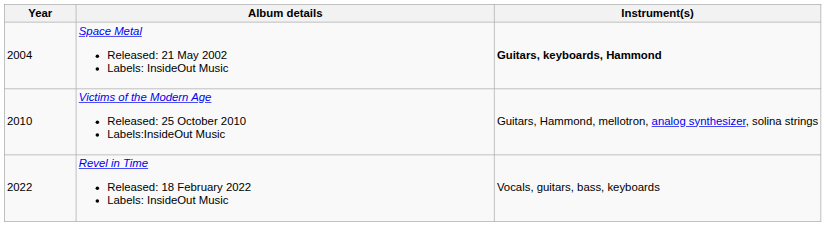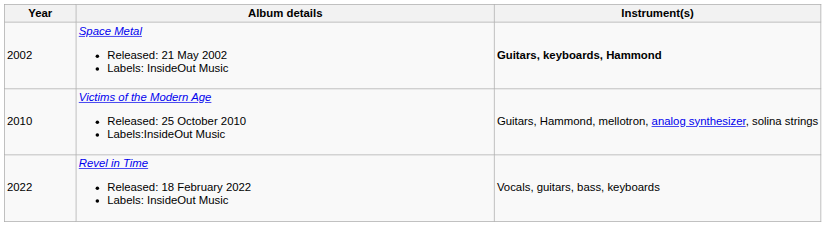(20, 55) 2004 -> (20, 55) 2002
